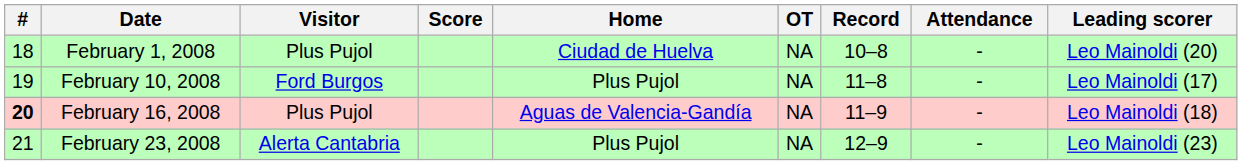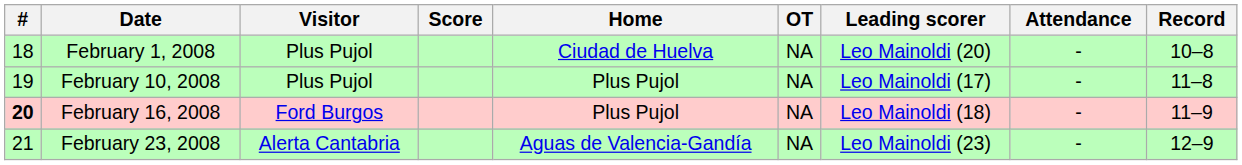columns swapped: (1142, 19) <-> (866, 19)
(329, 81) Ford Burgos -> (329, 81) Plus Pujol
(329, 112) Plus Pujol -> (329, 112) Ford Burgos
(636, 112) Aguas de Valencia-Gandía -> (636, 112) Plus Pujol
(636, 143) Plus Pujol -> (636, 143) Aguas de Valencia-Gandía
